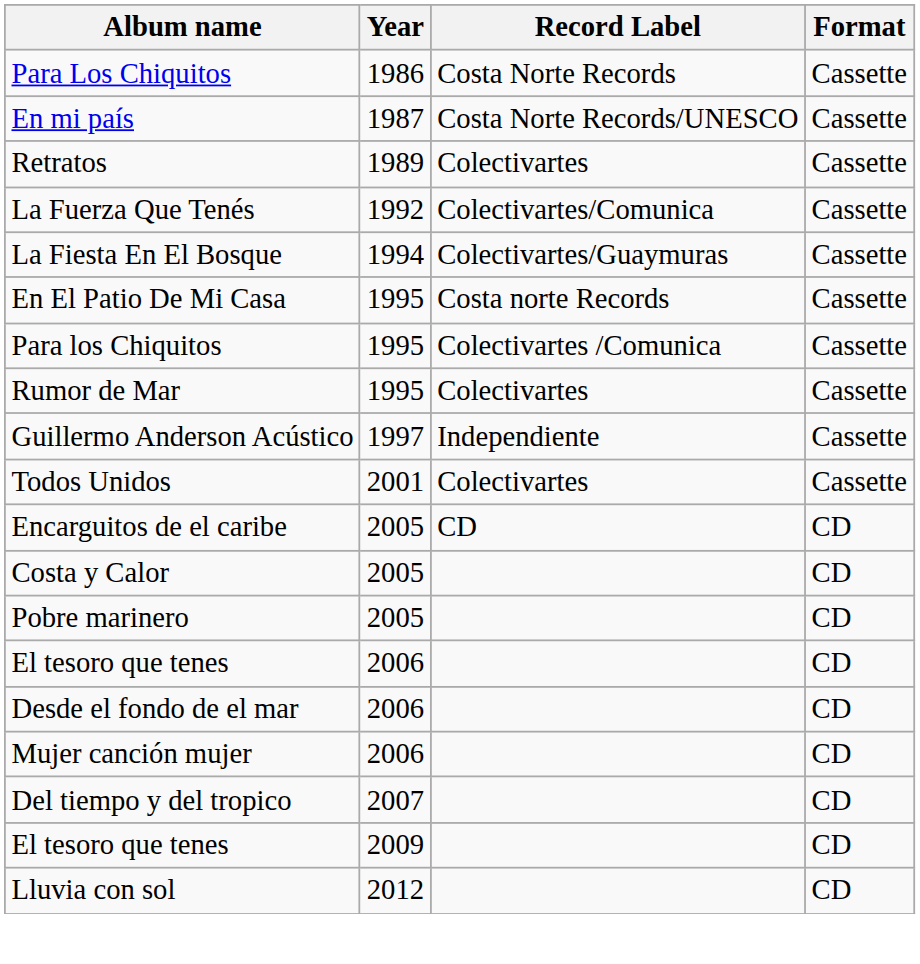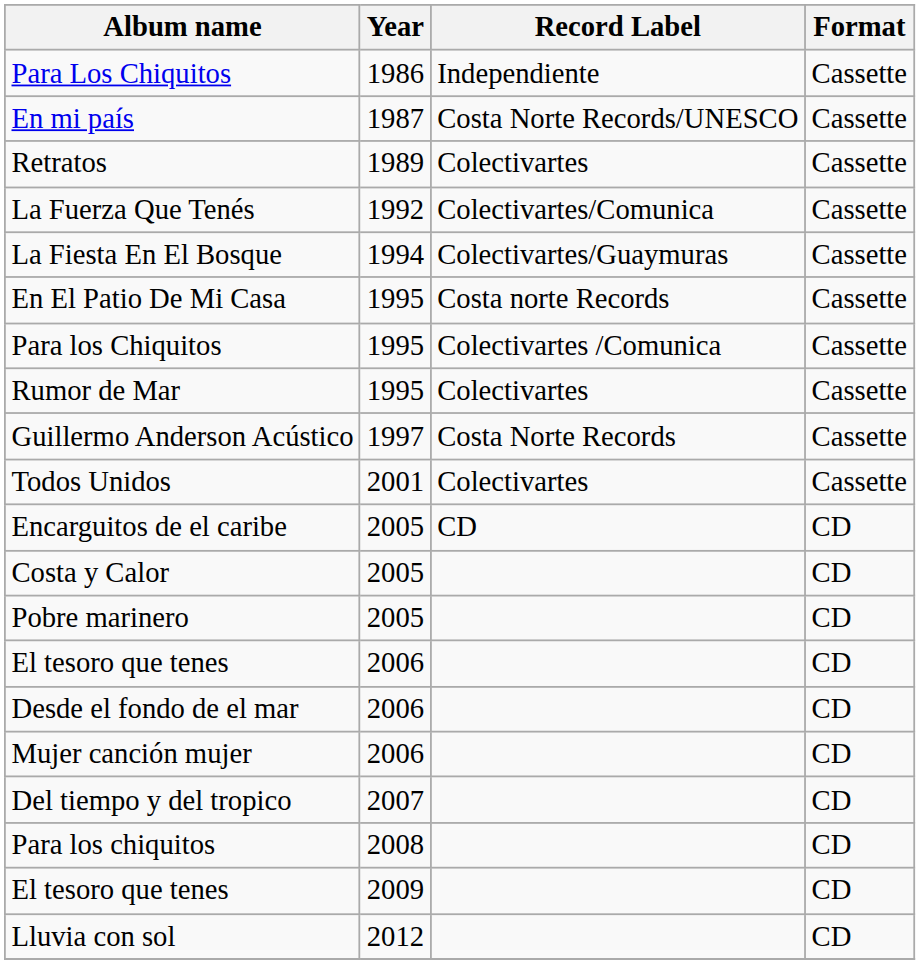(557, 72) Costa Norte Records -> (518, 72) Independiente
(518, 436) Independiente -> (557, 436) Costa Norte Records
+ row: (113, 844)
